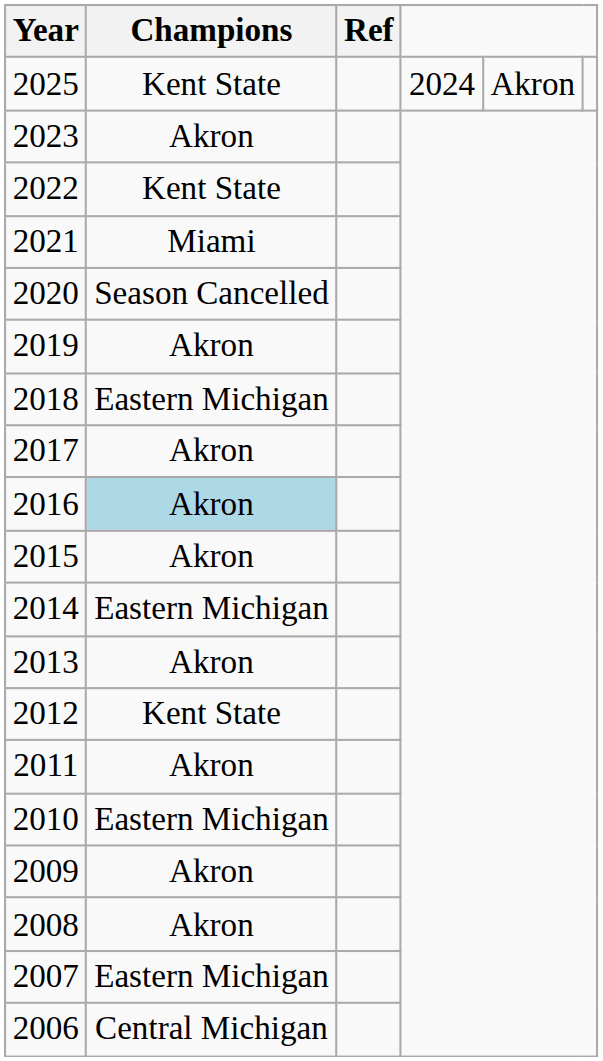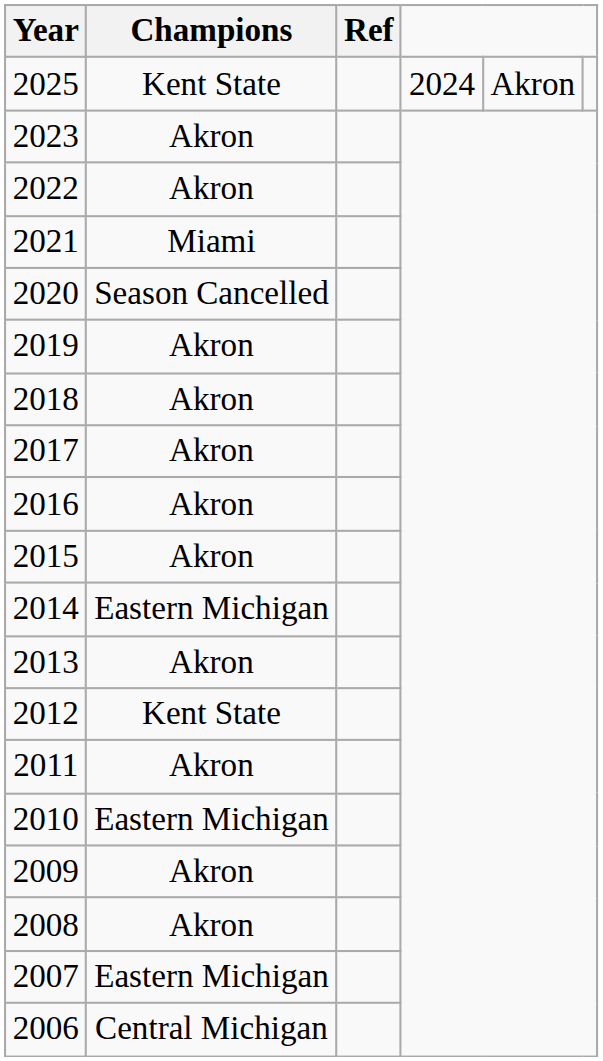(211, 188) Kent State -> (211, 188) Akron
(211, 398) Eastern Michigan -> (211, 398) Akron
(211, 503) lightblue background -> (211, 503) no background
